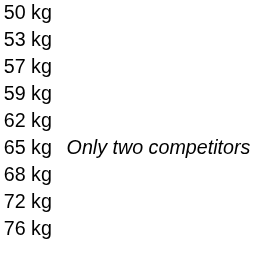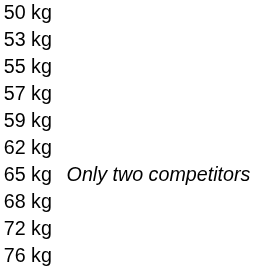+ row: (28, 66)
